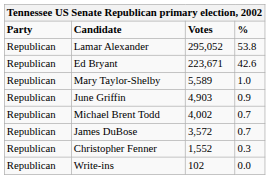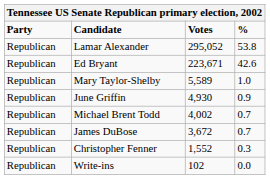(200, 98) 4,903 -> (200, 98) 4,930
(200, 132) 3,572 -> (200, 132) 3,672
